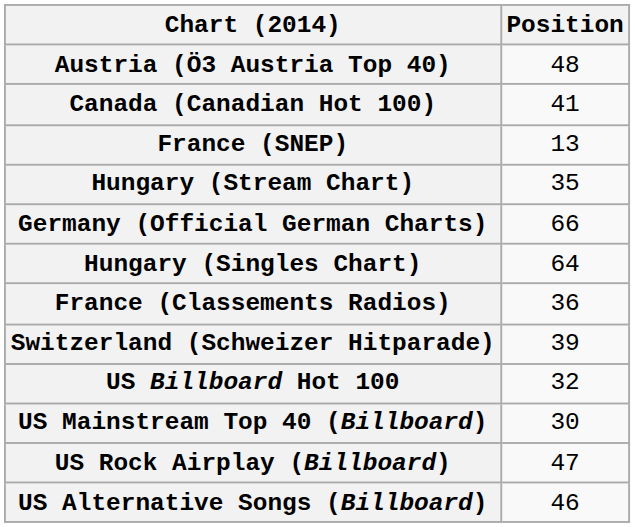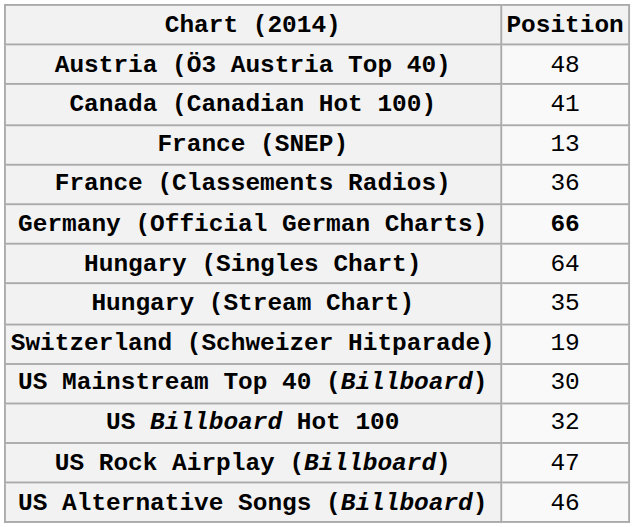rows swapped: (253, 304) <-> (253, 184)
(565, 224) normal -> (565, 224) bold
(565, 344) 39 -> (565, 344) 19
rows swapped: (253, 383) <-> (253, 423)
